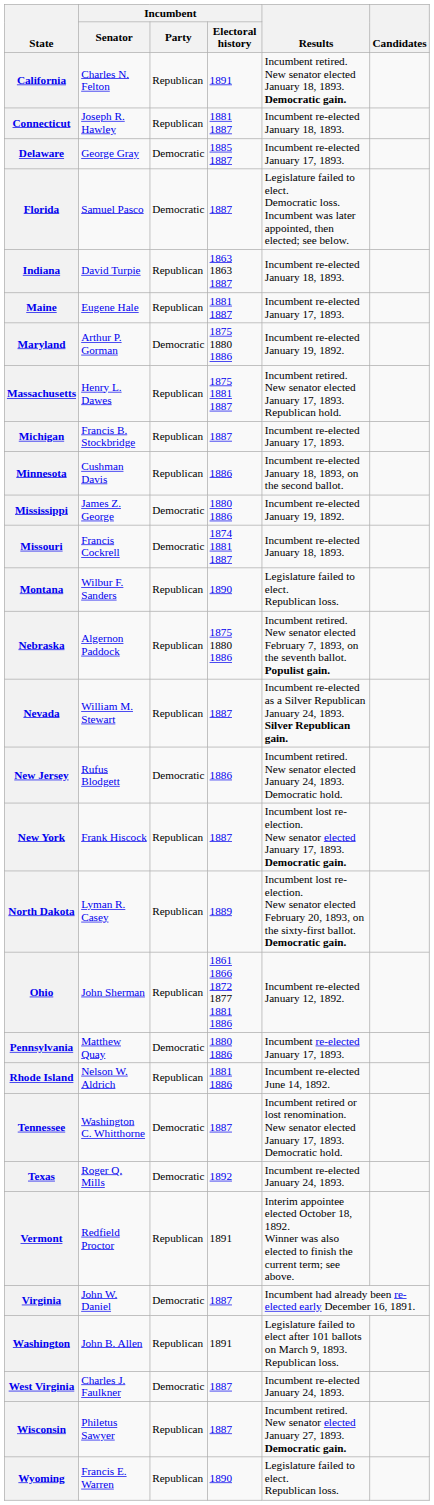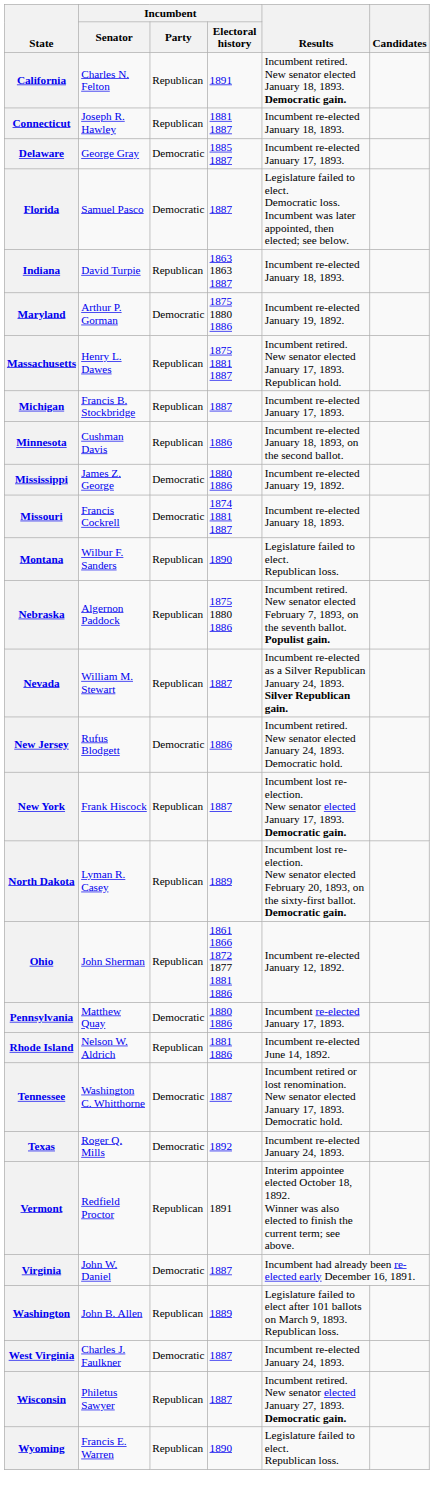- row: (41, 307)
(221, 1343) 1891 -> (221, 1313) 1889
